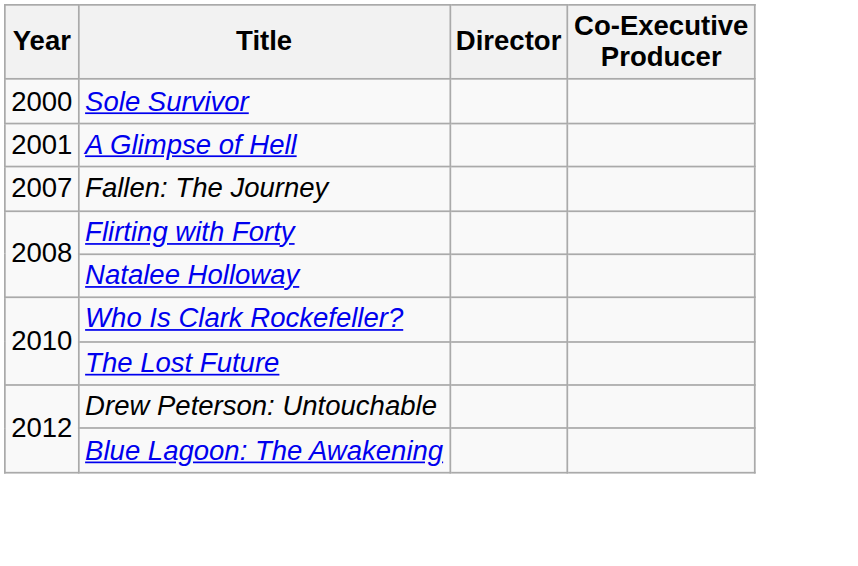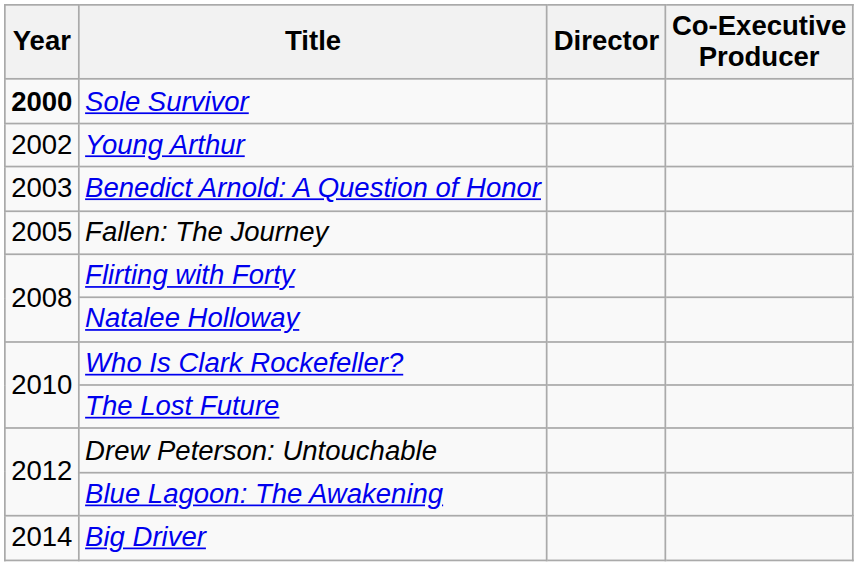(42, 100) normal -> (42, 100) bold
- row: (191, 144)
+ row: (165, 144)
+ row: (313, 188)
(42, 188) 2007 -> (42, 231) 2005
+ row: (146, 537)
